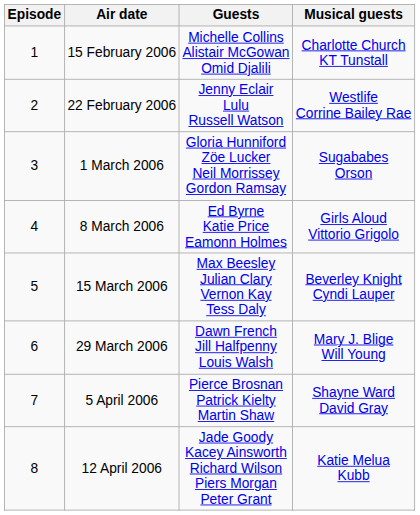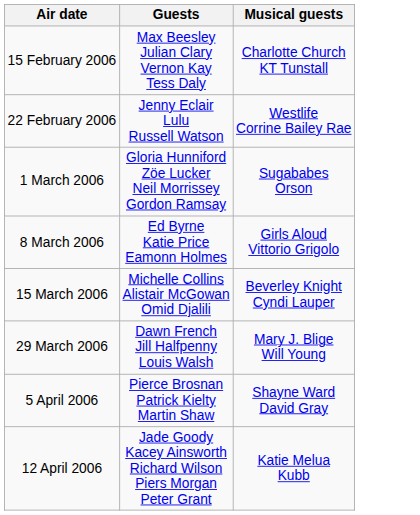- column: (34, 15)
(236, 52) Michelle Collins Alistair McGowan Omid Djalili -> (176, 60) Max Beesley Julian Clary Vernon Kay Tess Daly
(236, 287) Max Beesley Julian Clary Vernon Kay Tess Daly -> (176, 294) Michelle Collins Alistair McGowan Omid Djalili
